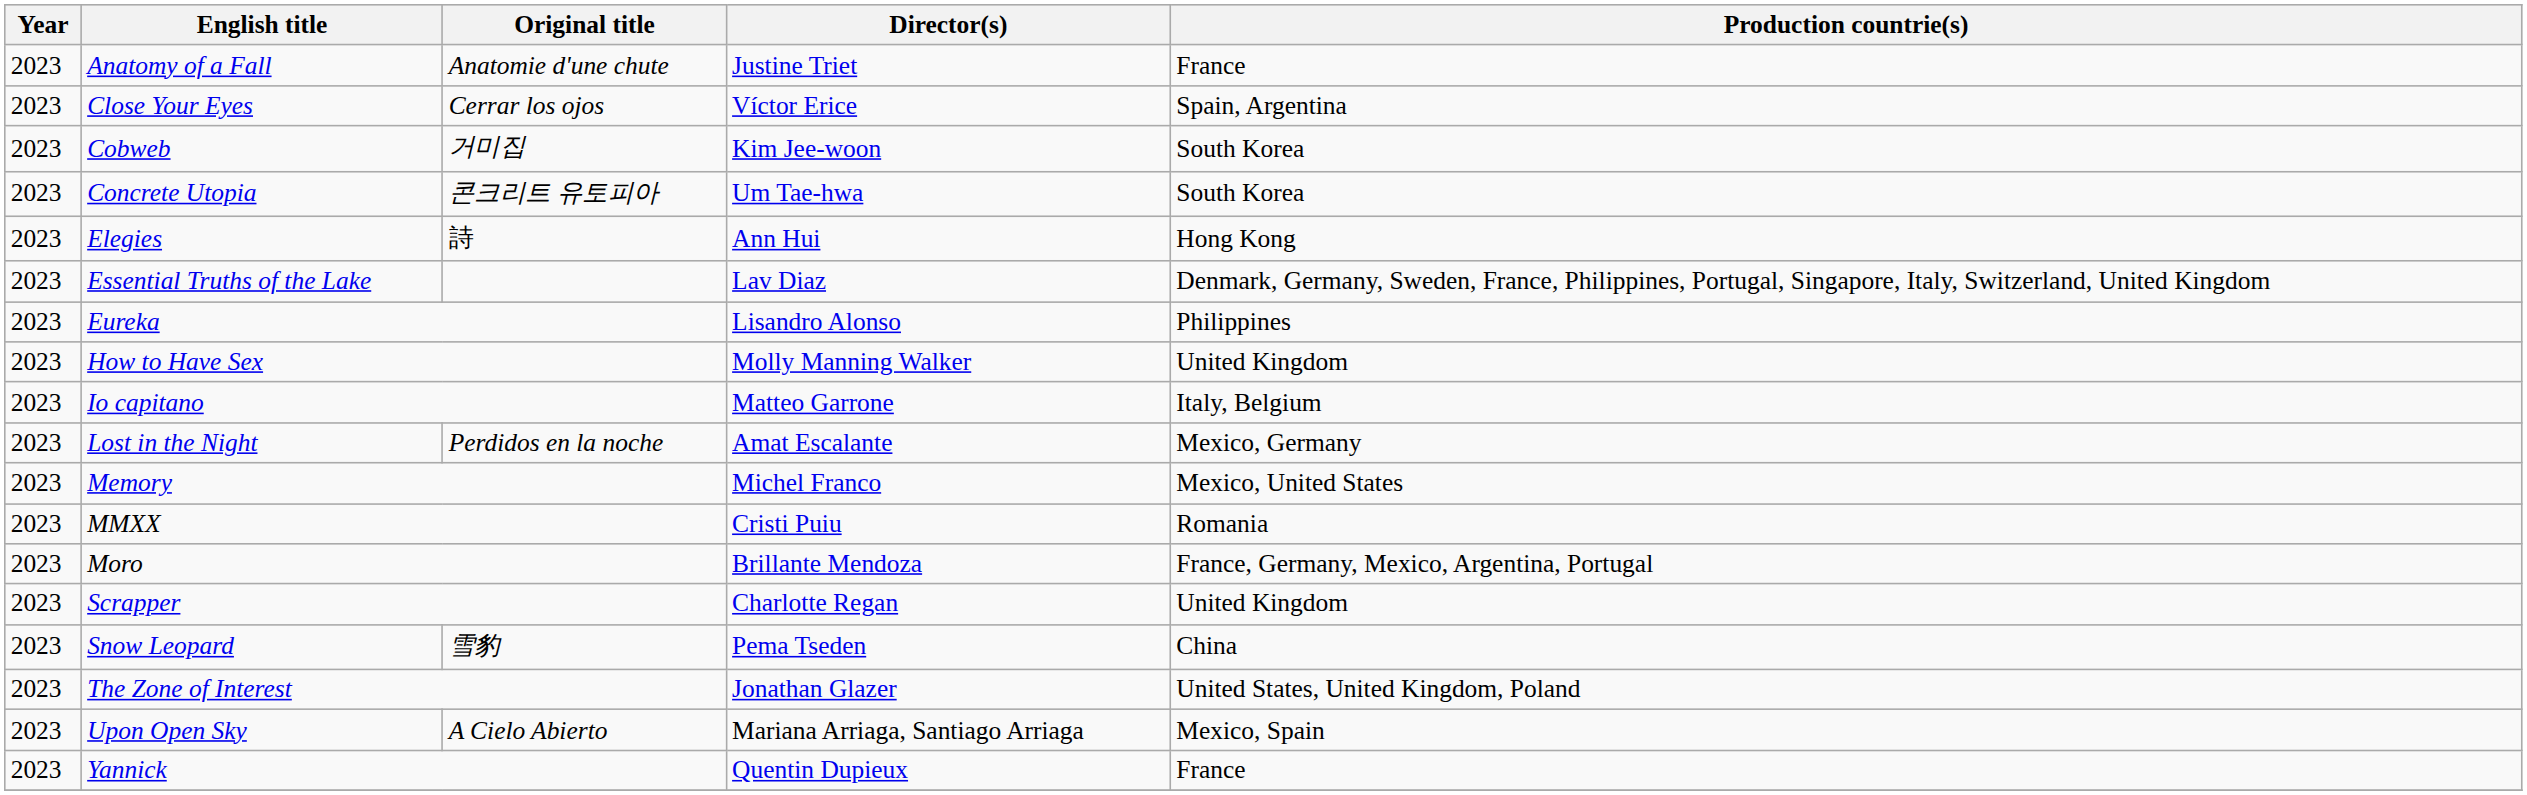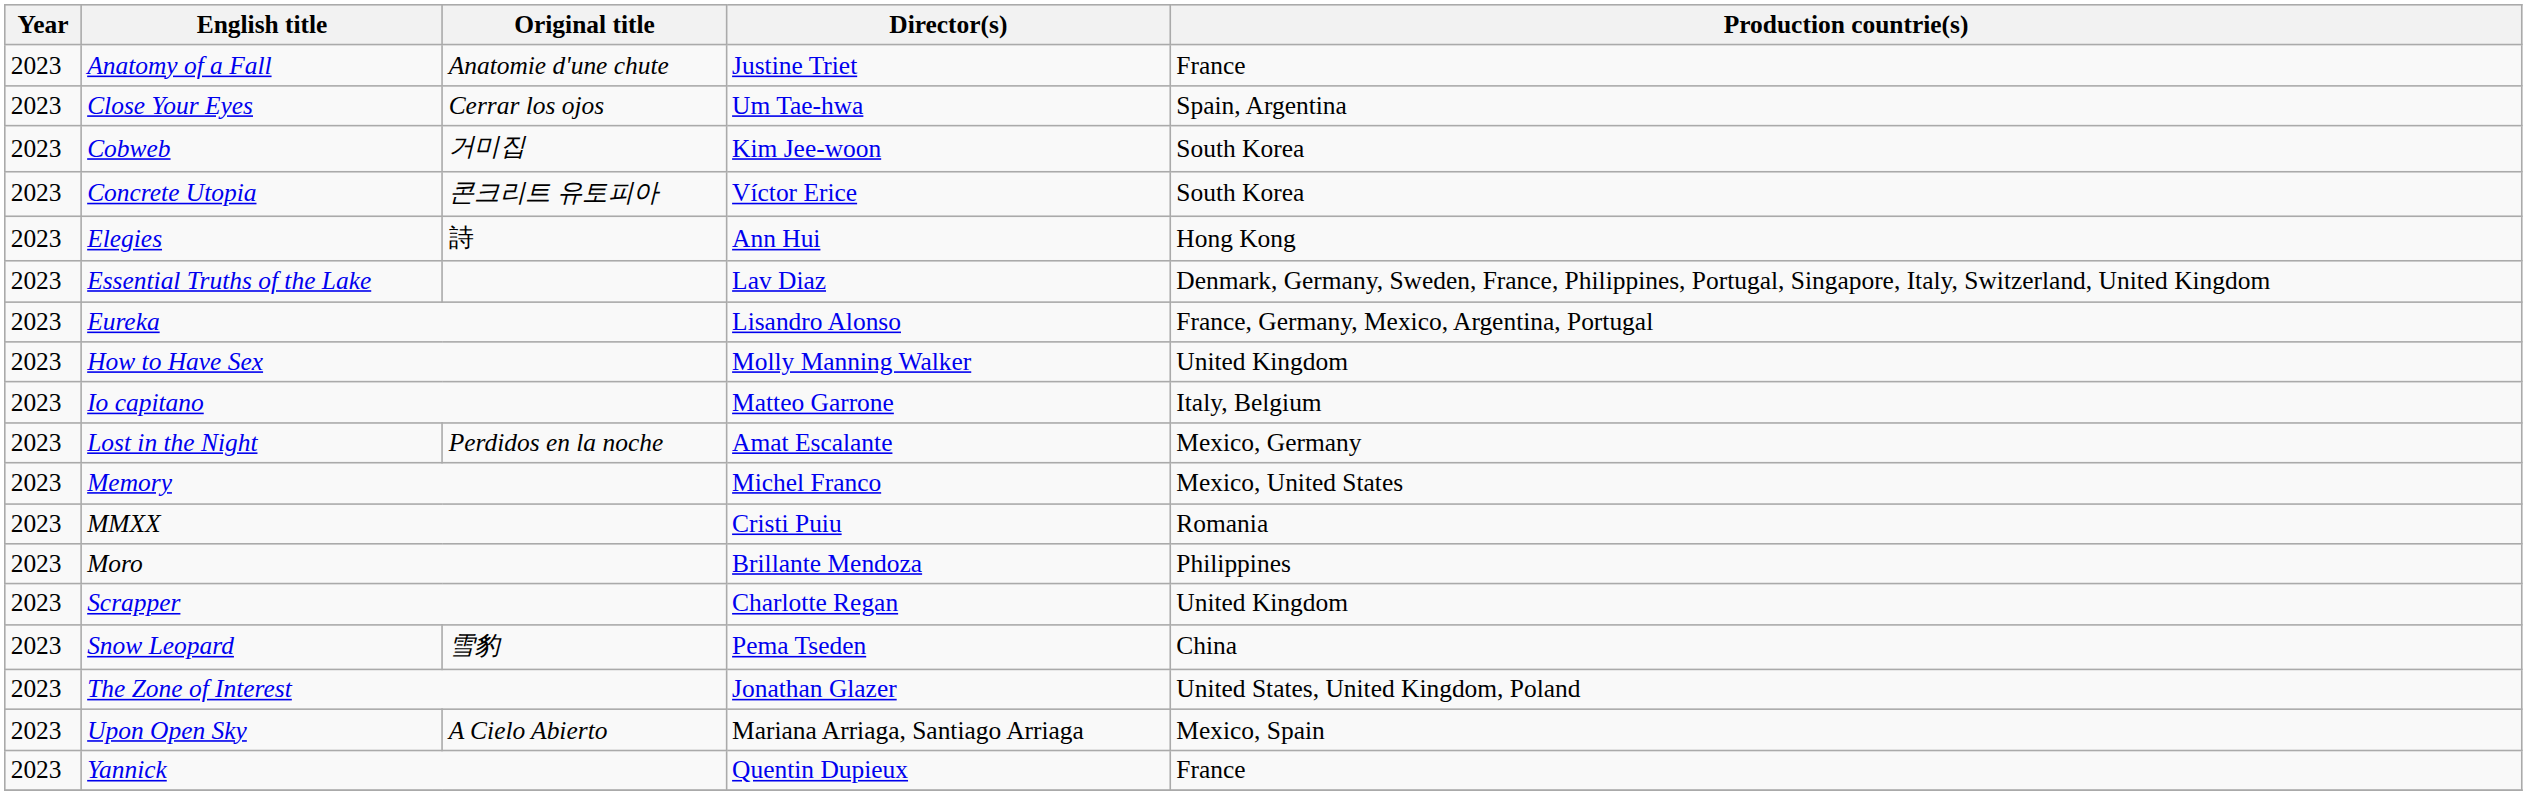(795, 105) Víctor Erice -> (798, 105) Um Tae-hwa
(798, 193) Um Tae-hwa -> (795, 193) Víctor Erice
(1234, 321) Philippines -> (1415, 321) France, Germany, Mexico, Argentina, Portugal
(1415, 563) France, Germany, Mexico, Argentina, Portugal -> (1234, 563) Philippines
